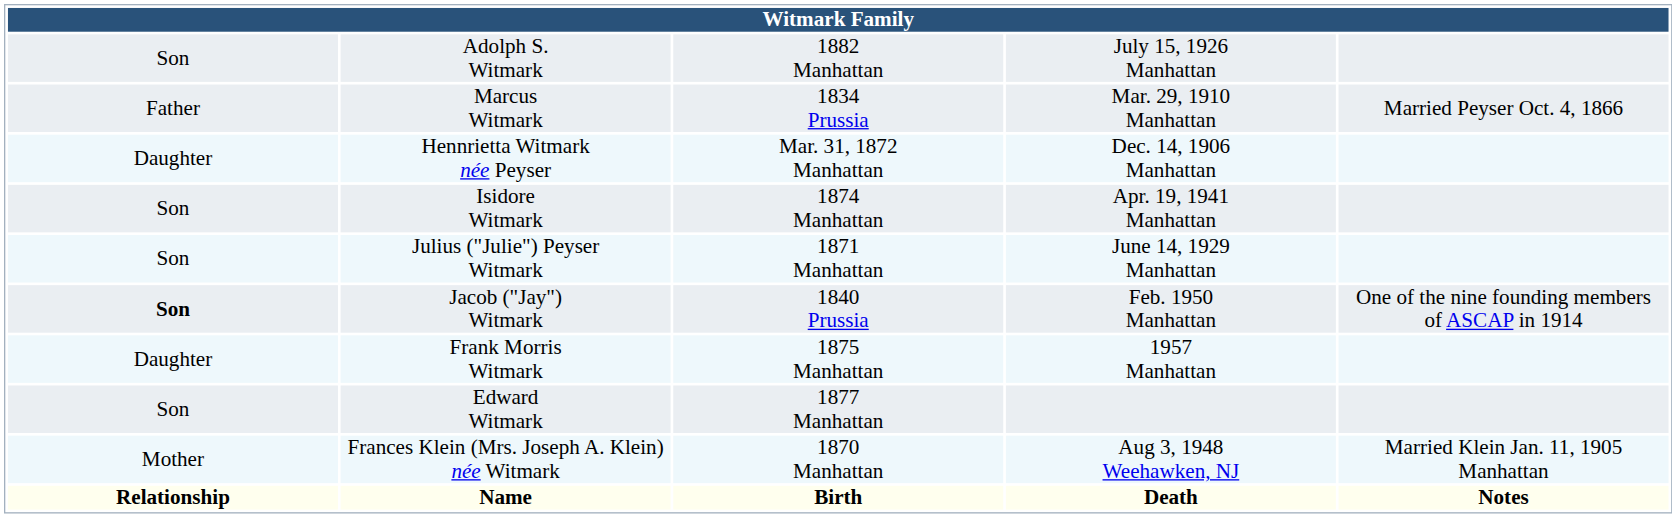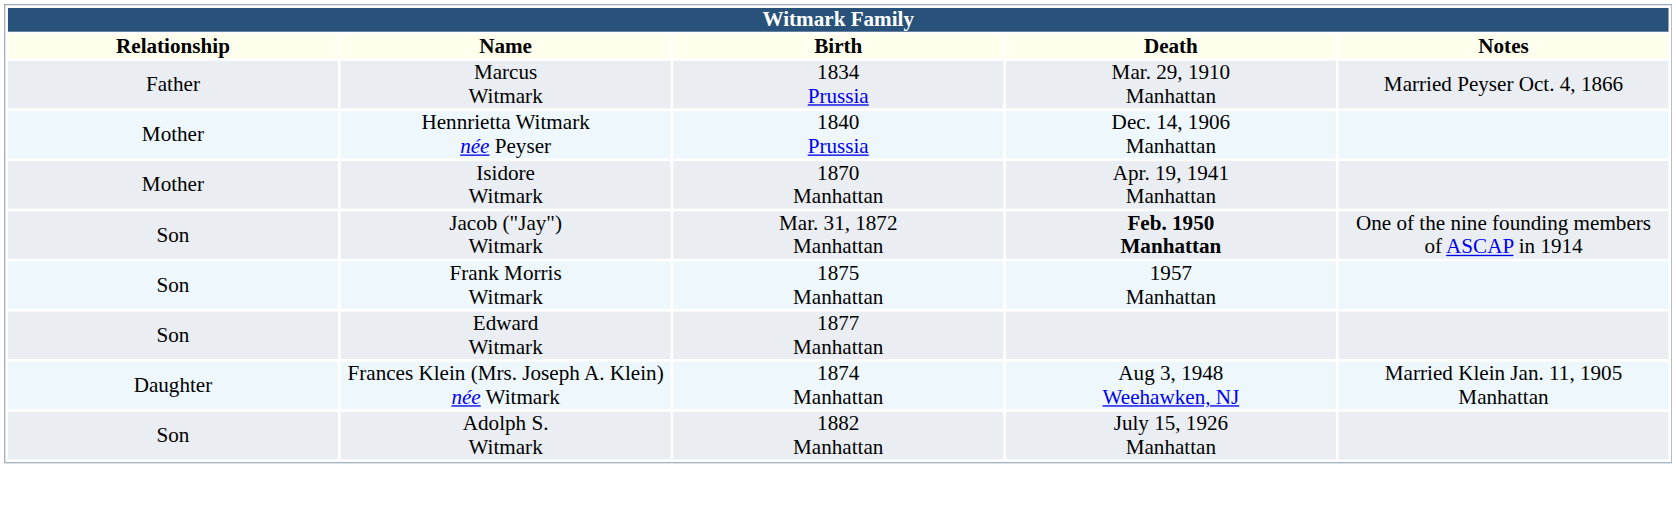rows swapped: (506, 497) <-> (506, 57)
(173, 158) Daughter -> (173, 134) Mother
(838, 158) Mar. 31, 1872 Manhattan -> (838, 134) 1840 Prussia
(173, 208) Son -> (173, 184) Mother
(838, 208) 1874 Manhattan -> (838, 184) 1870 Manhattan
- row: (506, 258)
(173, 308) bold -> (173, 234) normal
(838, 308) 1840 Prussia -> (838, 234) Mar. 31, 1872 Manhattan
(1171, 308) normal -> (1171, 234) bold
(173, 358) Daughter -> (173, 284) Son
(173, 459) Mother -> (173, 385) Daughter
(838, 459) 1870 Manhattan -> (838, 385) 1874 Manhattan
